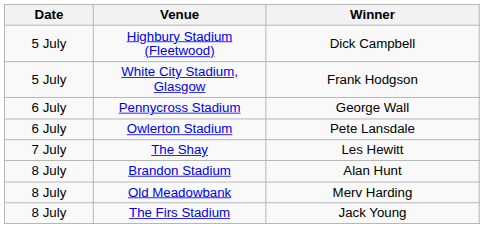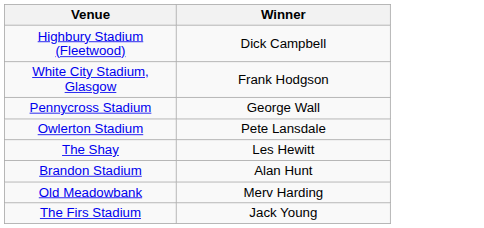- column: (49, 15)
